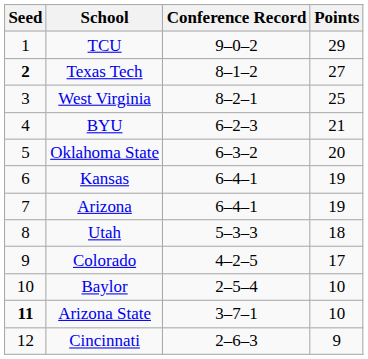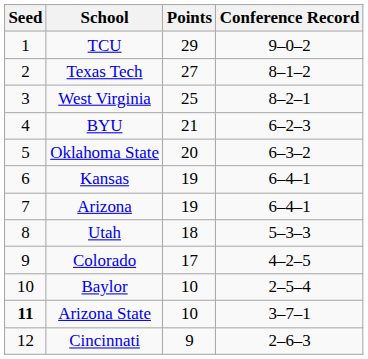columns swapped: (237, 17) <-> (337, 17)
(25, 71) bold -> (25, 71) normal
